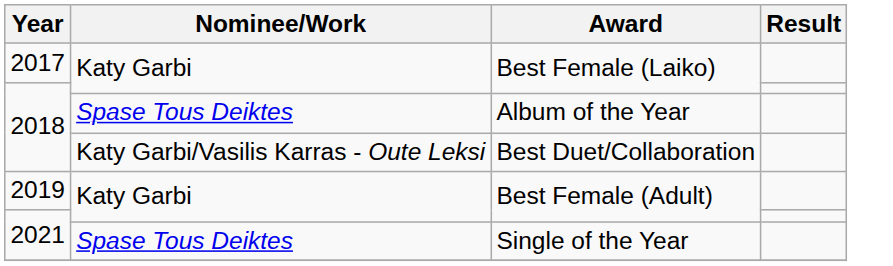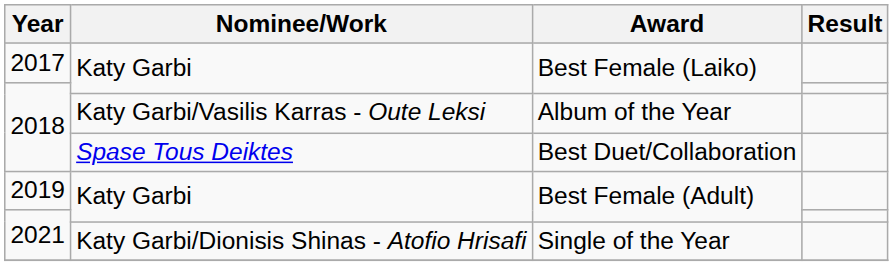(185, 112) Spase Tous Deiktes -> (281, 112) Katy Garbi/Vasilis Karras - Oute Leksi
(281, 151) Katy Garbi/Vasilis Karras - Oute Leksi -> (185, 151) Spase Tous Deiktes
(185, 240) Spase Tous Deiktes -> (301, 240) Katy Garbi/Dionisis Shinas - Atofio Hrisafi
